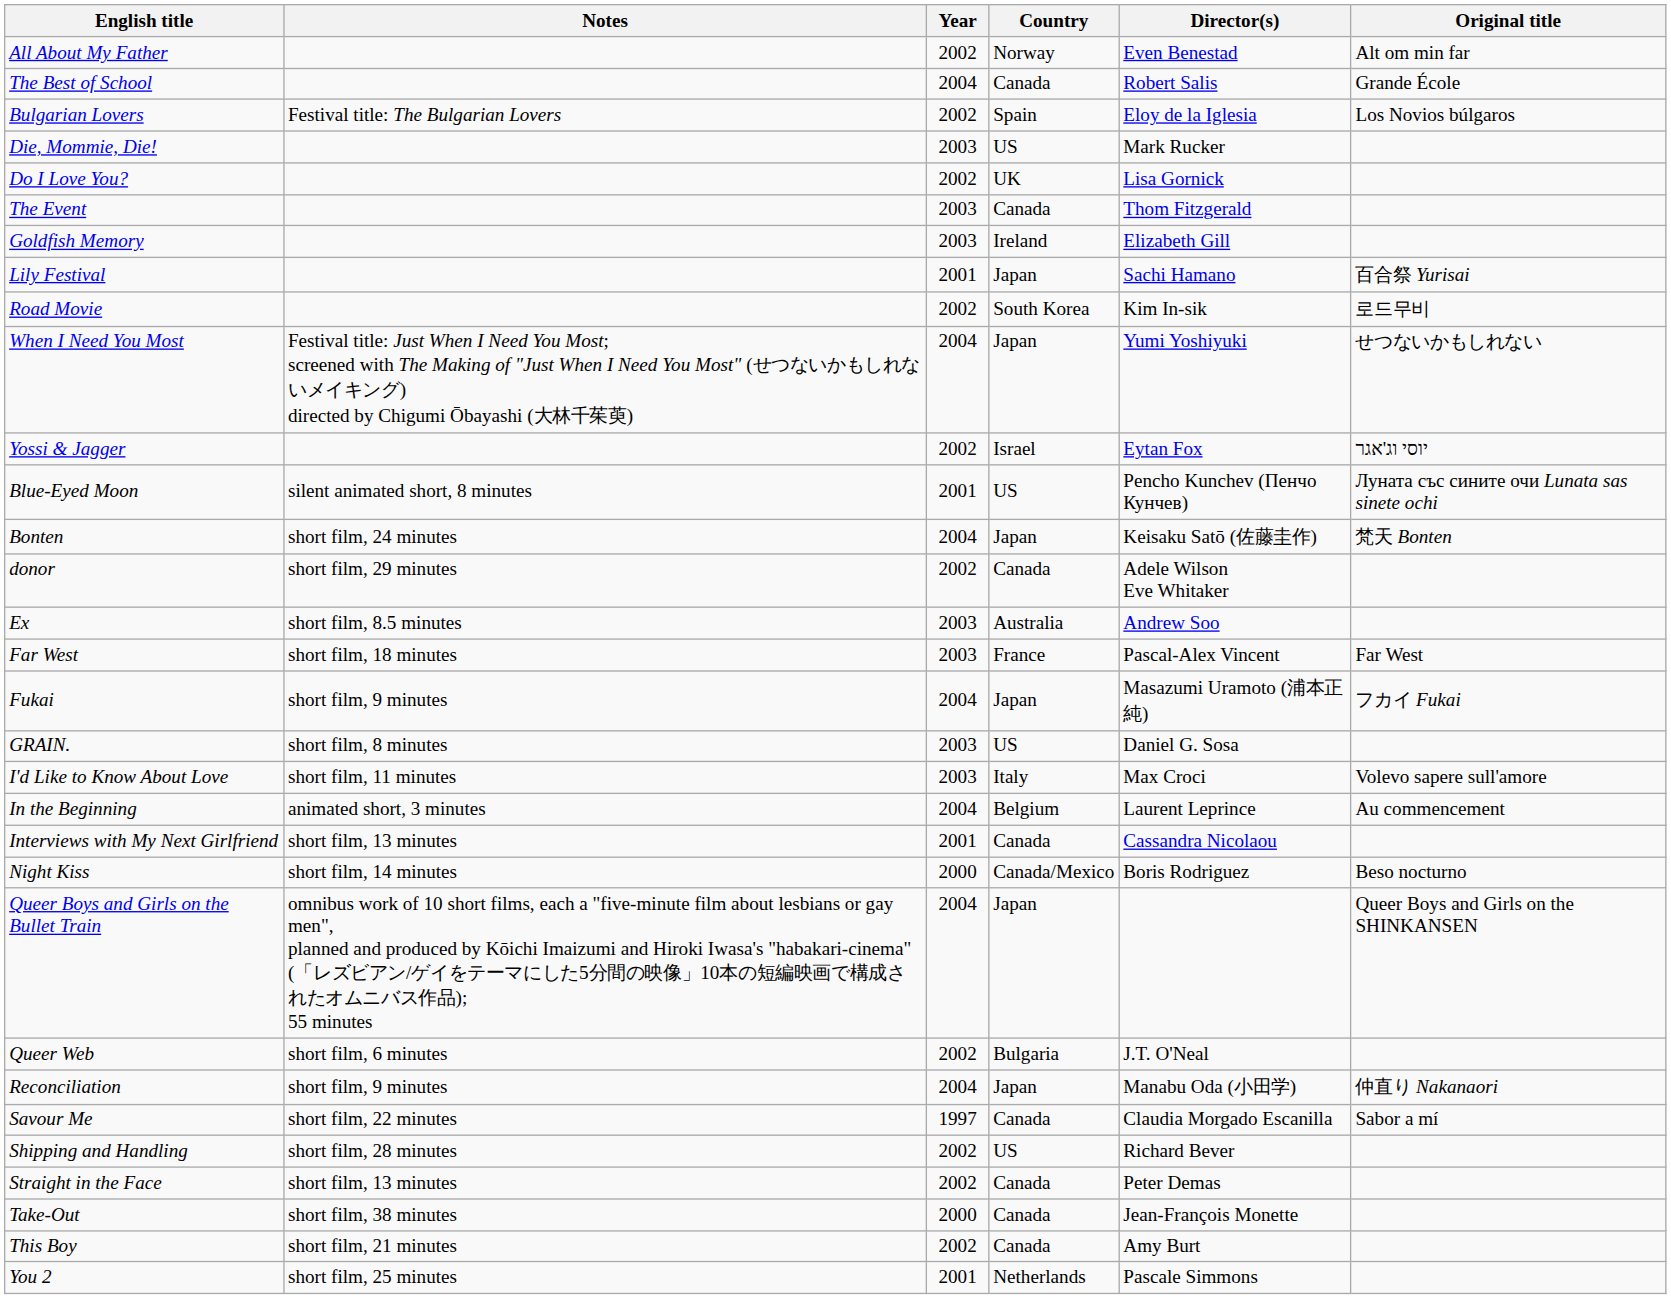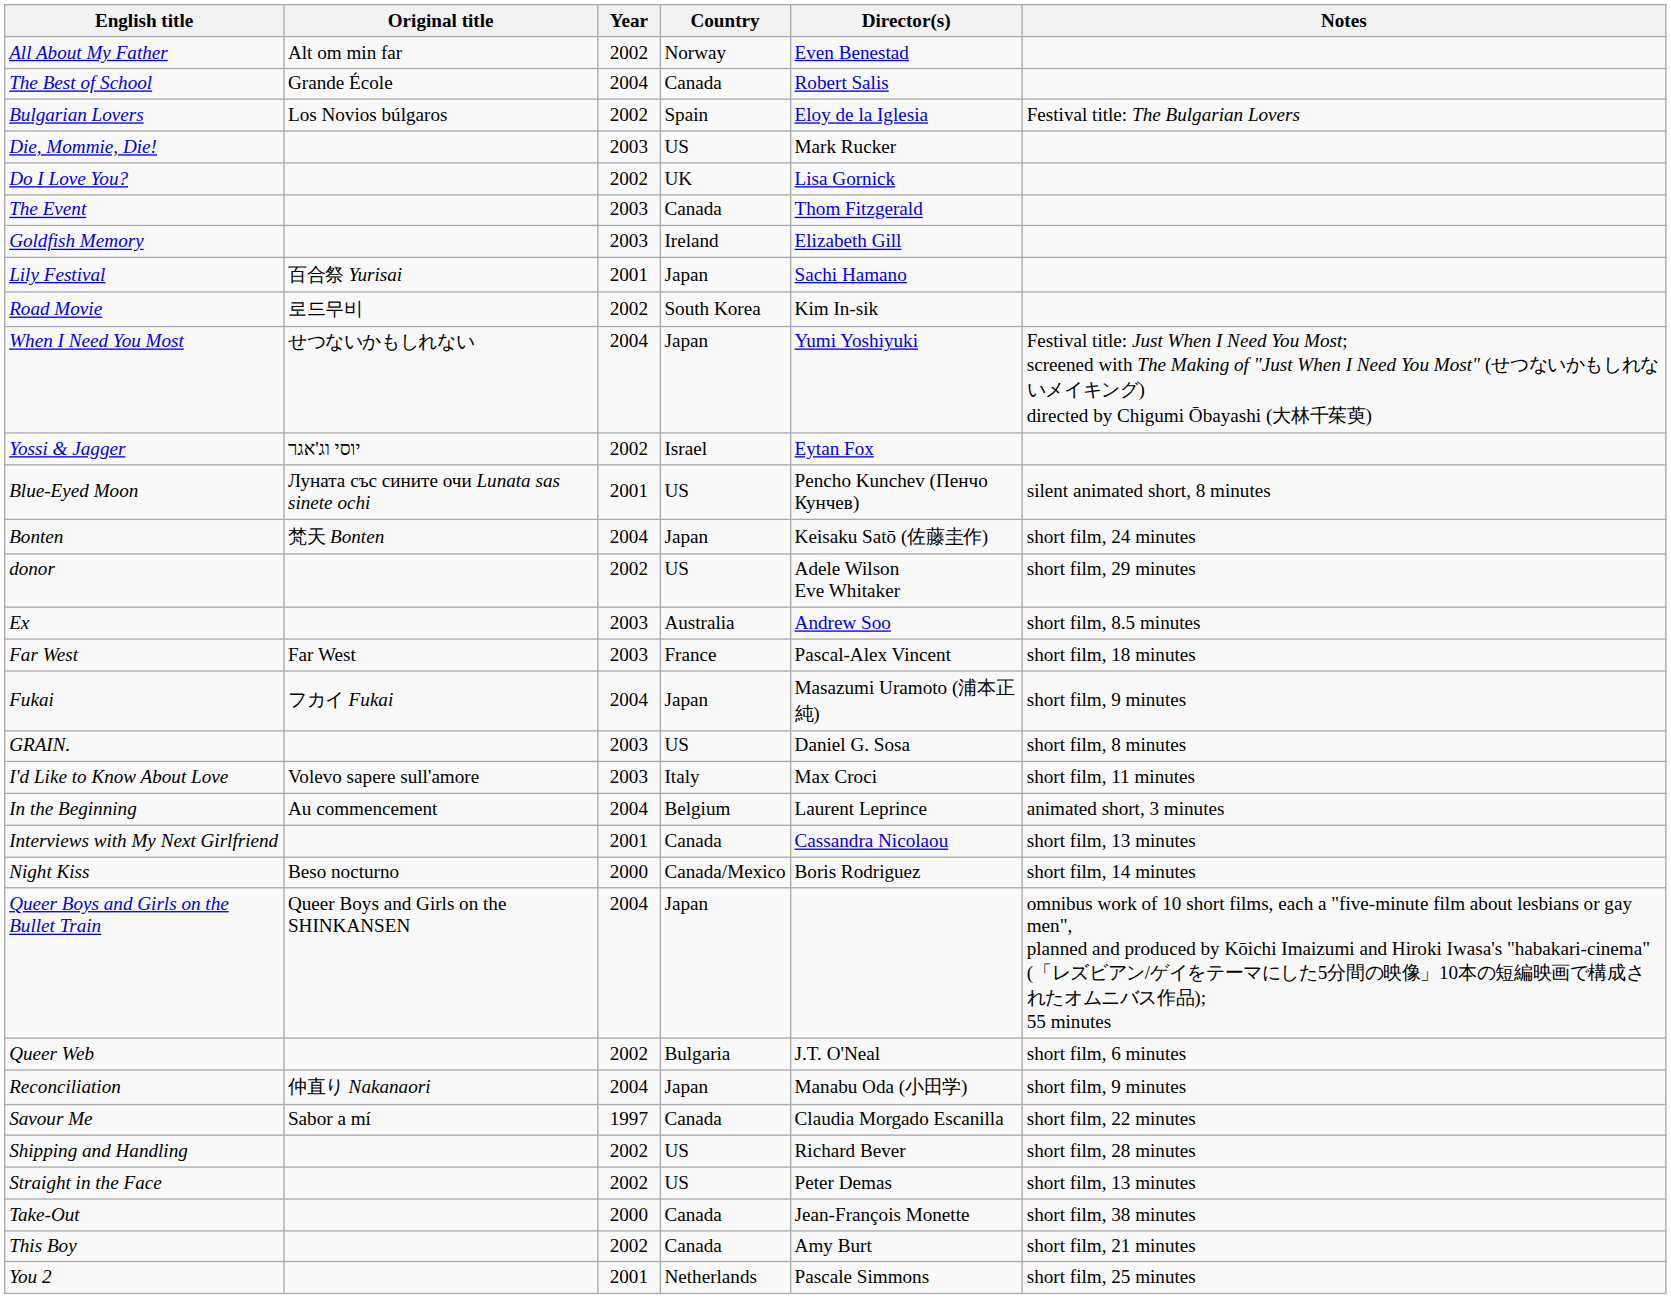columns swapped: (1508, 20) <-> (605, 20)
(1022, 569) Canada -> (677, 569) US
(1022, 1183) Canada -> (677, 1183) US
